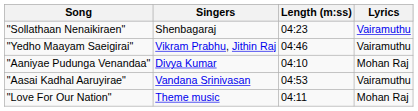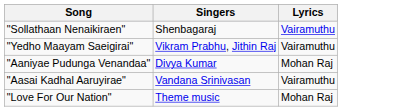- column: (316, 13)
